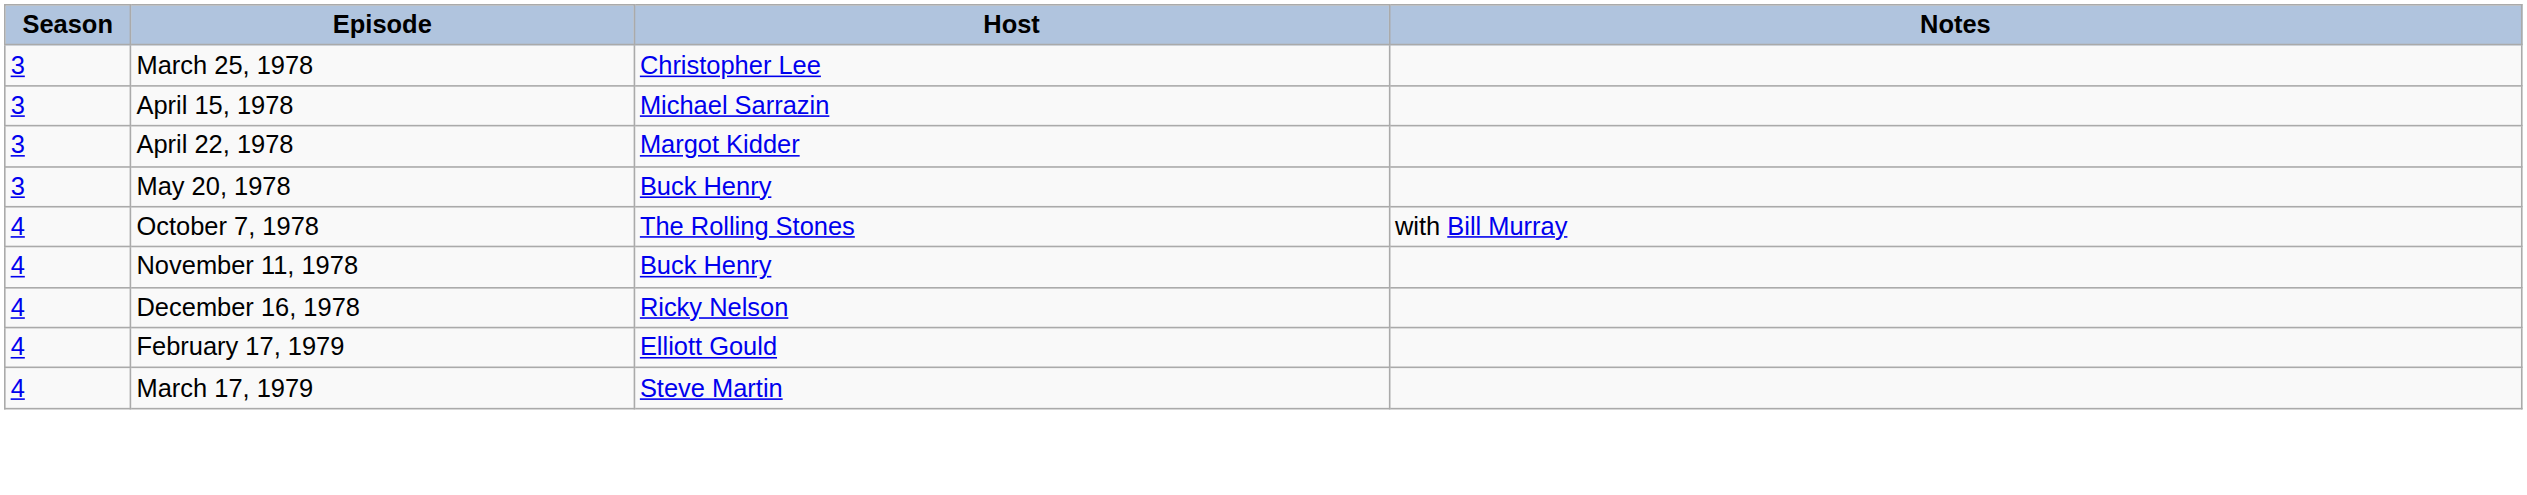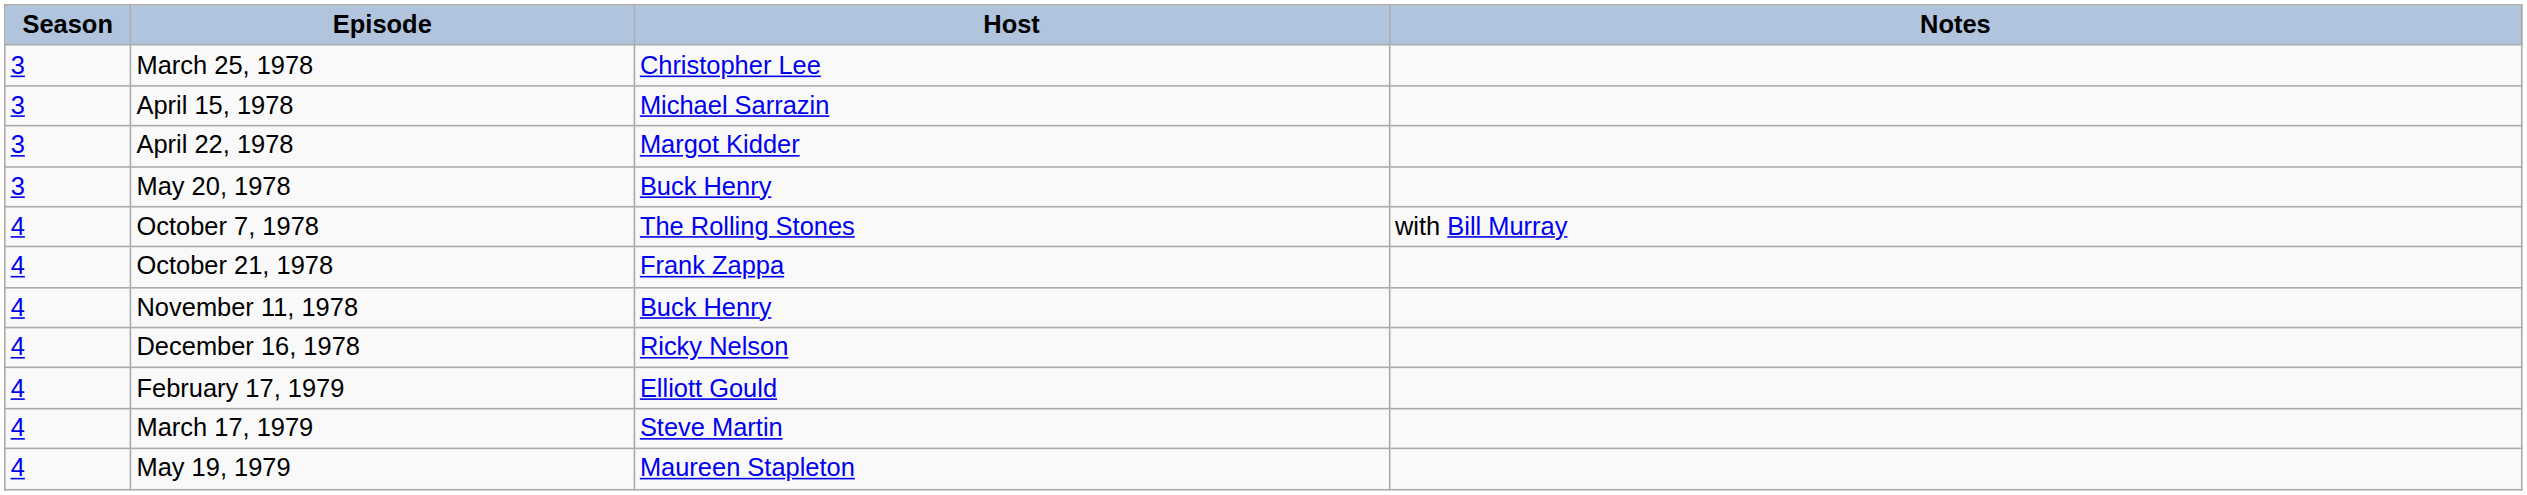+ row: (235, 266)
+ row: (214, 468)
